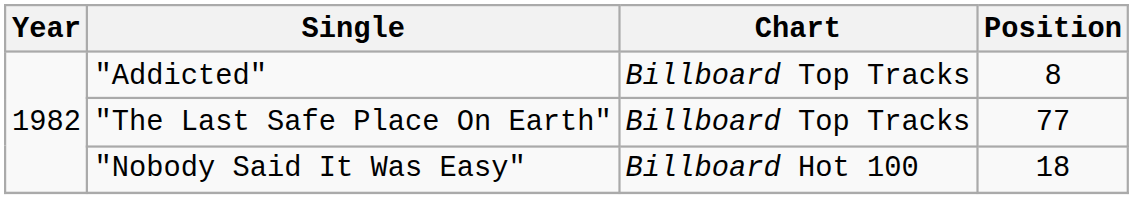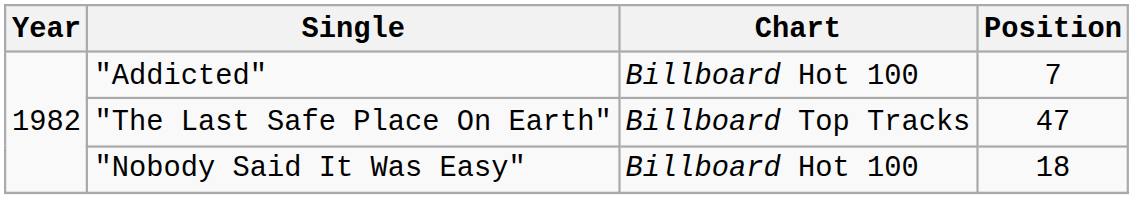(798, 75) Billboard Top Tracks -> (772, 75) Billboard Hot 100
(1053, 75) 8 -> (1053, 75) 7
(1053, 122) 77 -> (1053, 122) 47
